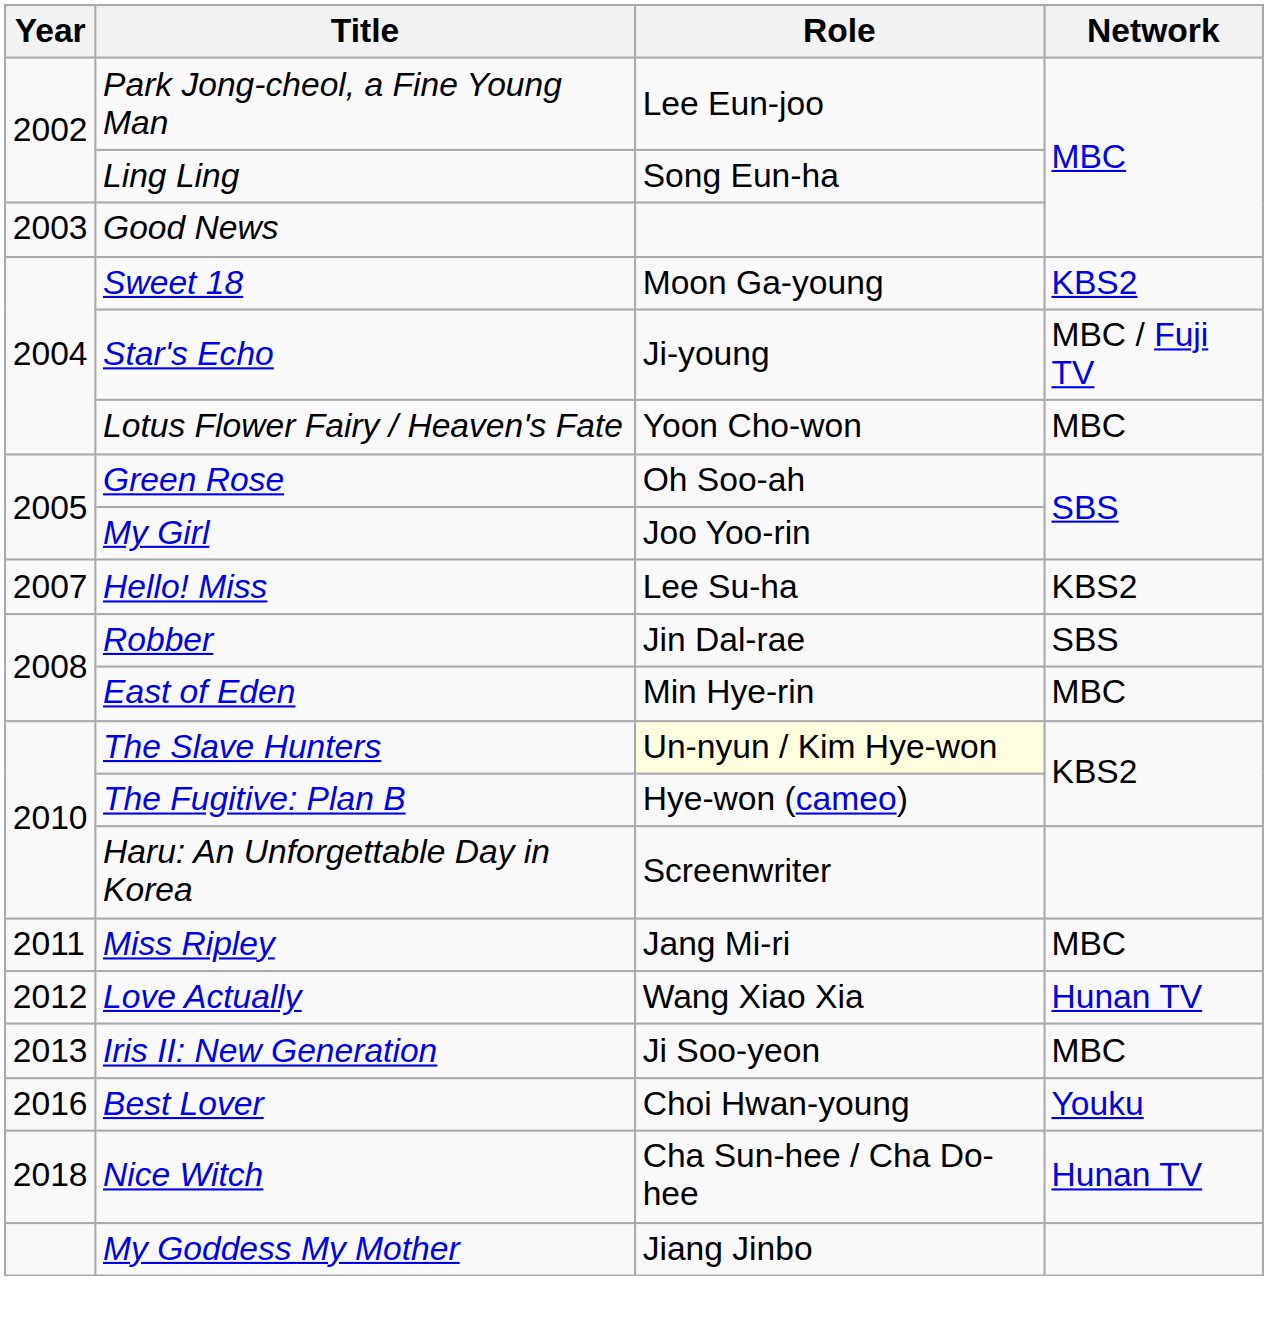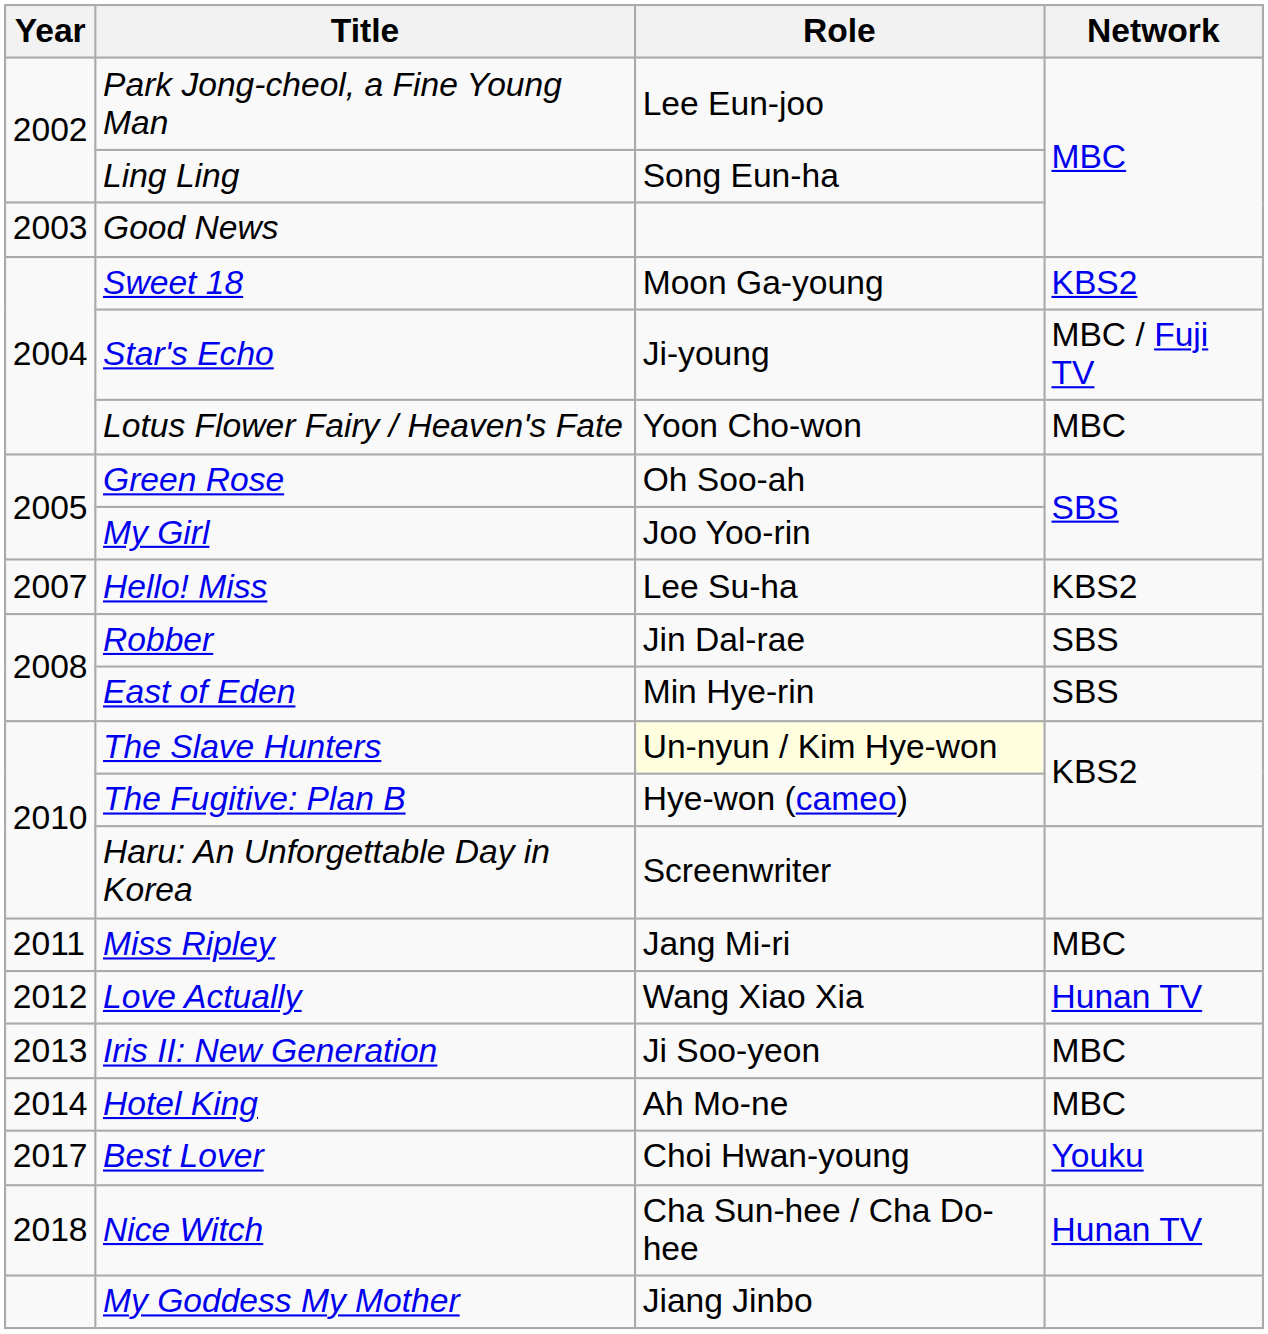(1089, 692) MBC -> (1085, 692) SBS
+ row: (181, 1103)
(50, 1103) 2016 -> (50, 1157) 2017
